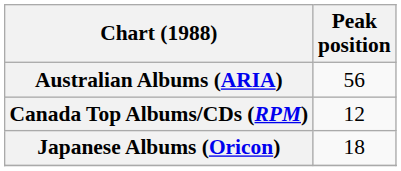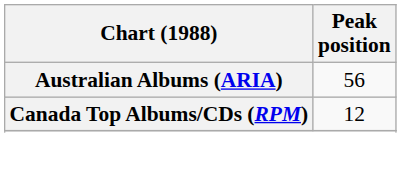- row: (159, 147)
